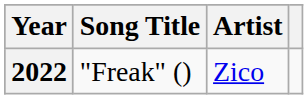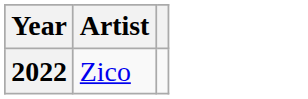- column: (140, 26)
